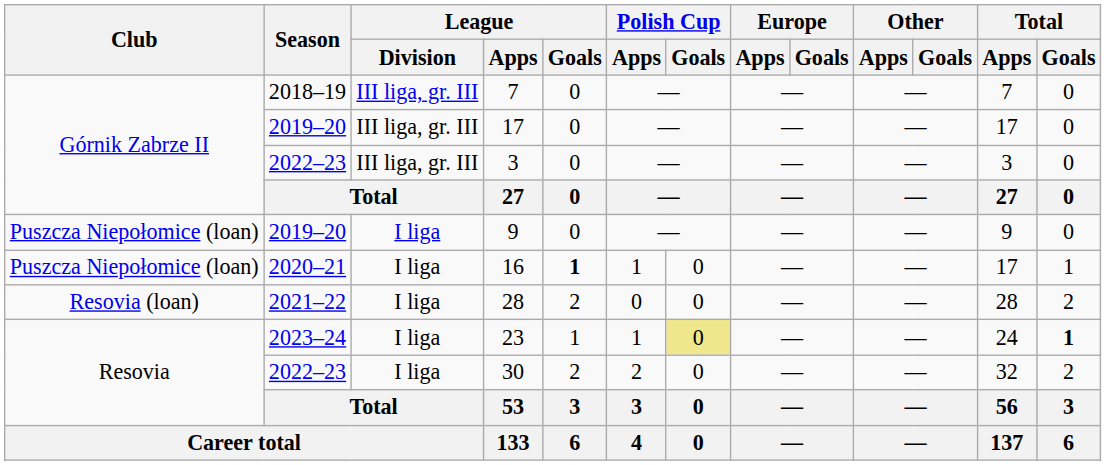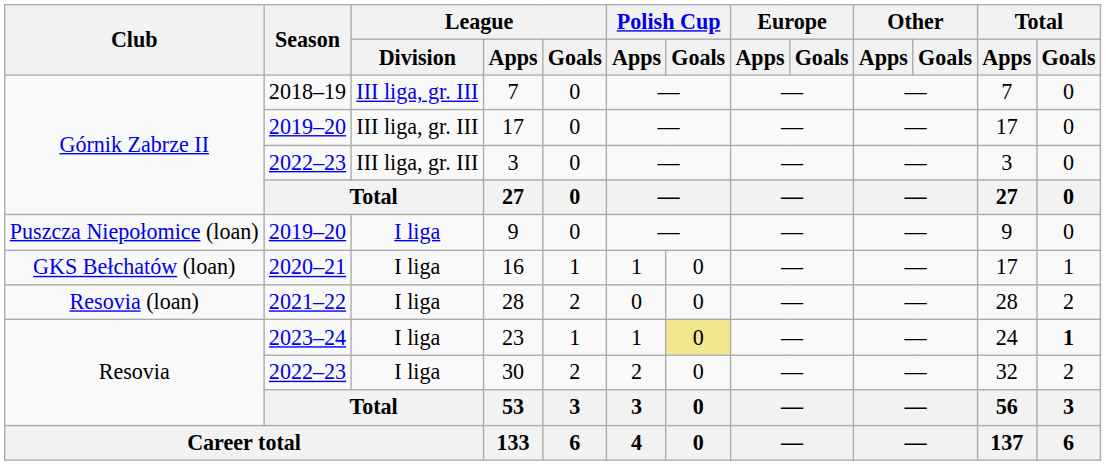(134, 267) Puszcza Niepołomice (loan) -> (134, 267) GKS Bełchatów (loan)
(575, 267) bold -> (575, 267) normal
